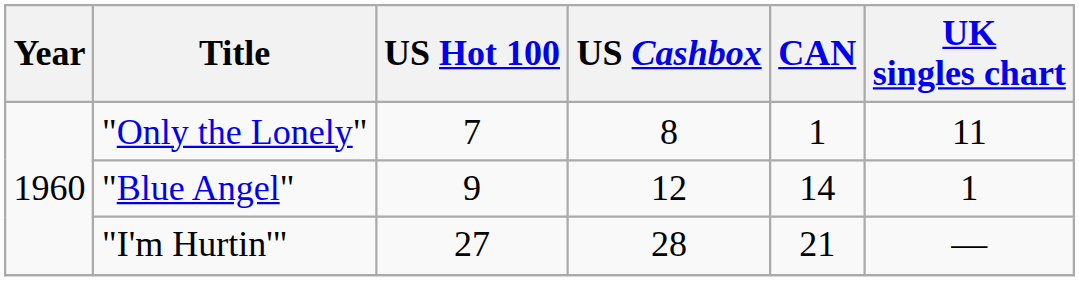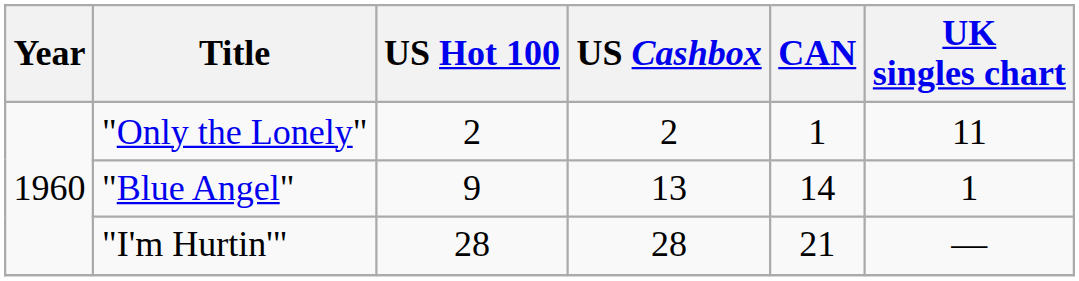(472, 130) 7 -> (472, 130) 2
(669, 130) 8 -> (669, 130) 2
(669, 187) 12 -> (669, 187) 13
(472, 244) 27 -> (472, 244) 28
